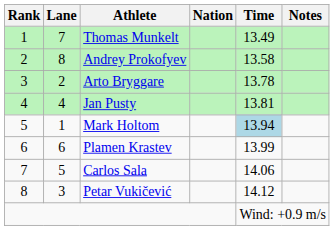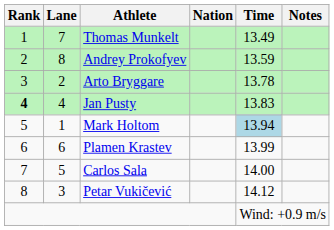(259, 59) 13.58 -> (259, 59) 13.59
(24, 103) normal -> (24, 103) bold
(259, 103) 13.81 -> (259, 103) 13.83
(259, 170) 14.06 -> (259, 170) 14.00
